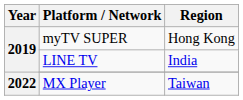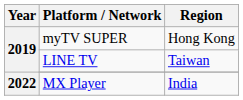(183, 60) India -> (189, 60) Taiwan
(189, 83) Taiwan -> (183, 83) India
